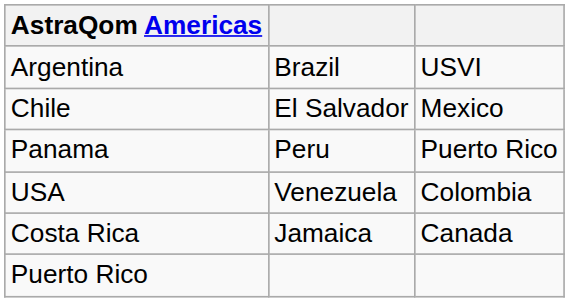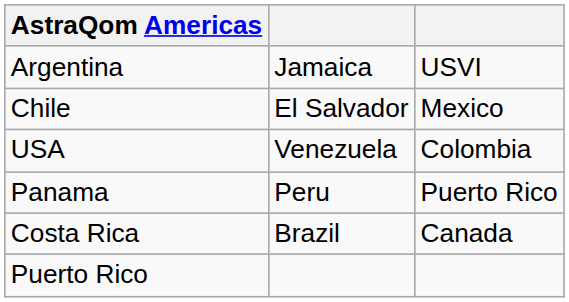(307, 66) Brazil -> (323, 66) Jamaica
rows swapped: (60, 150) <-> (38, 191)
(323, 233) Jamaica -> (307, 233) Brazil
